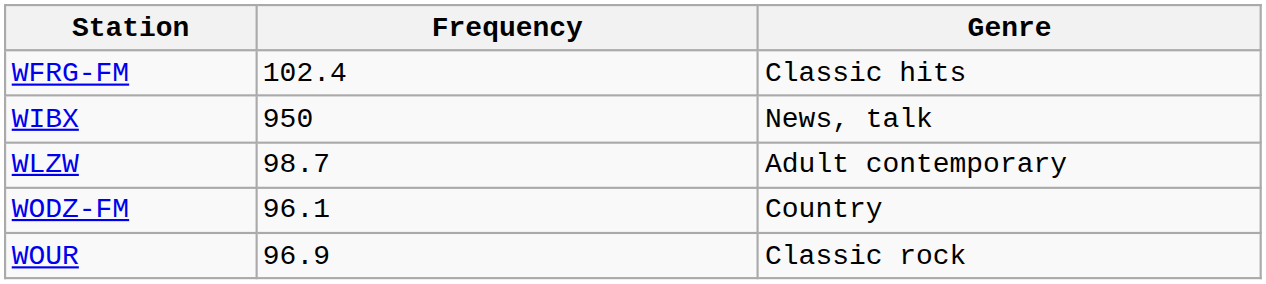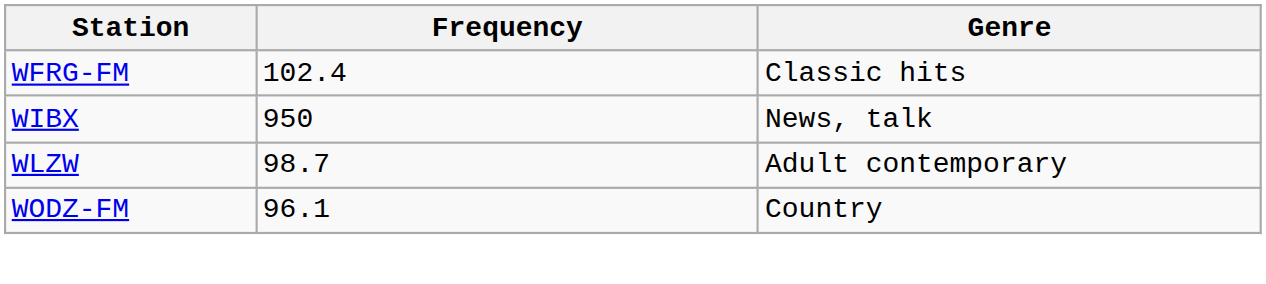- row: (45, 256)
